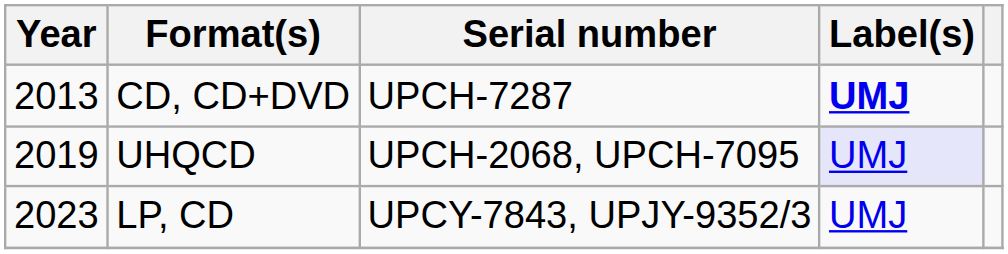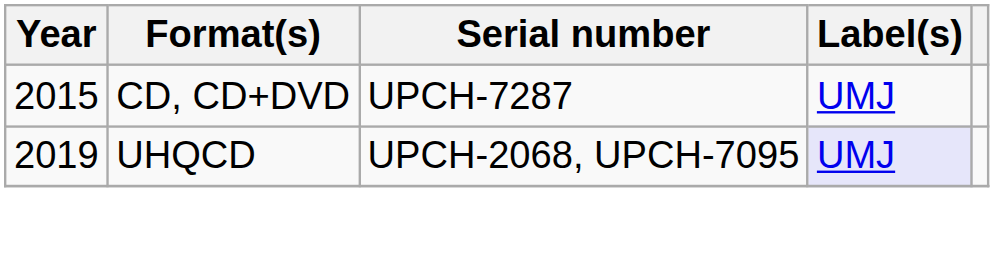(56, 95) 2013 -> (56, 95) 2015
(869, 95) bold -> (856, 95) normal
- row: (175, 215)
